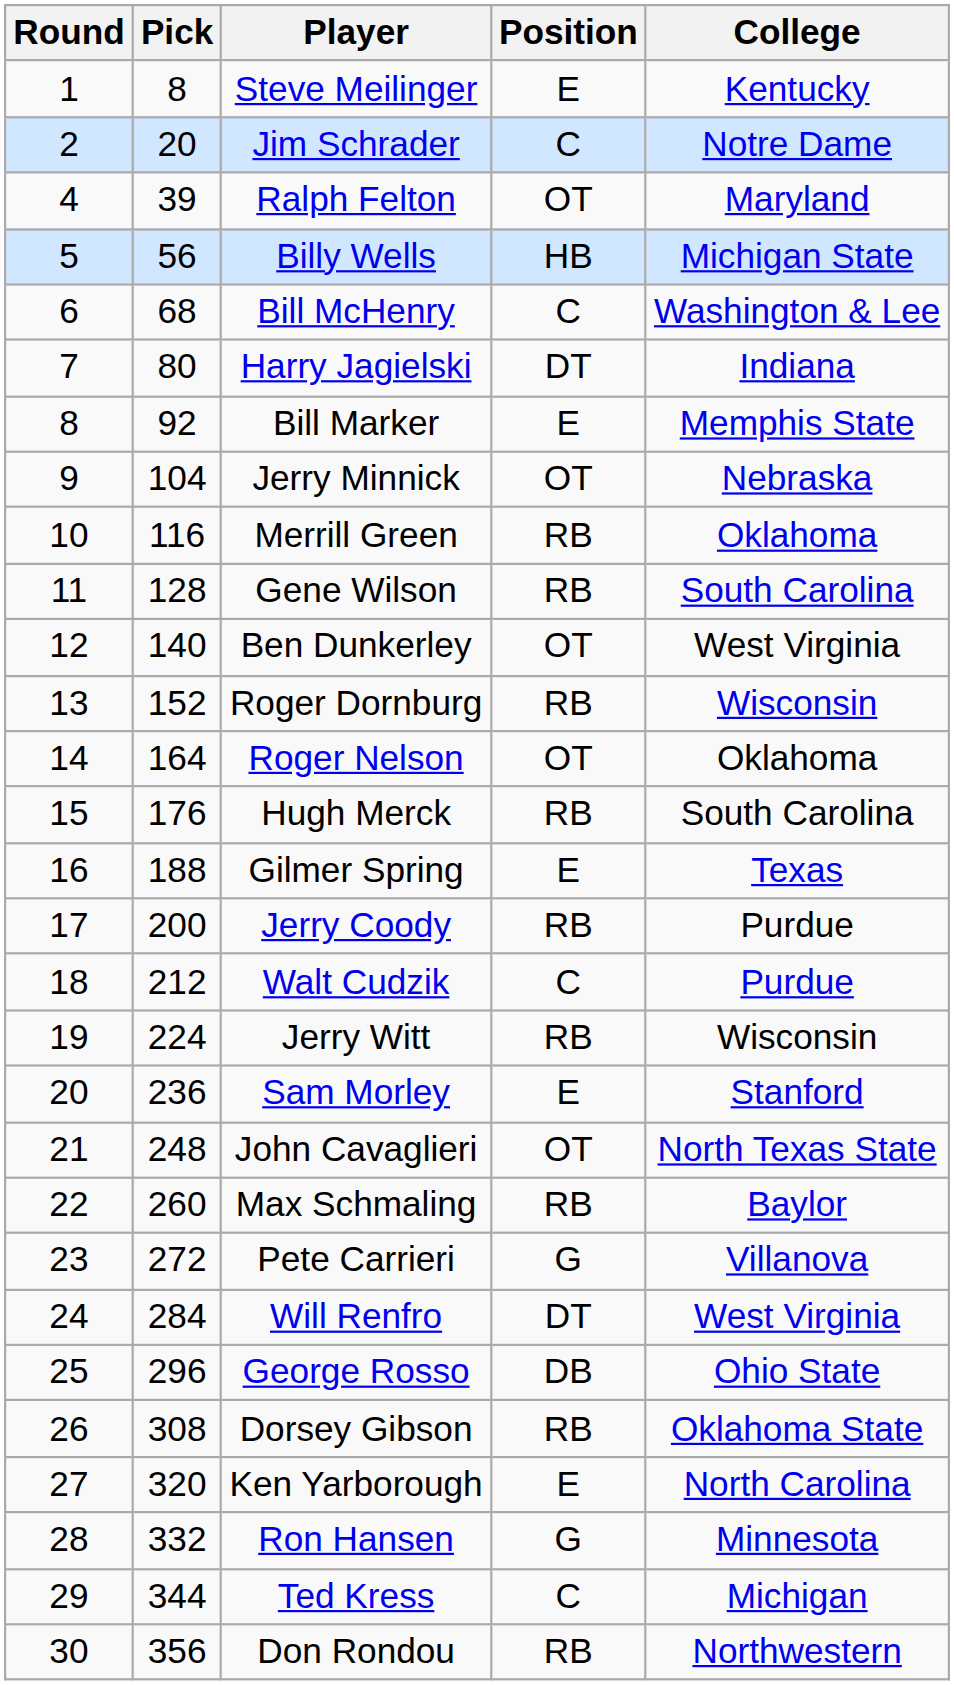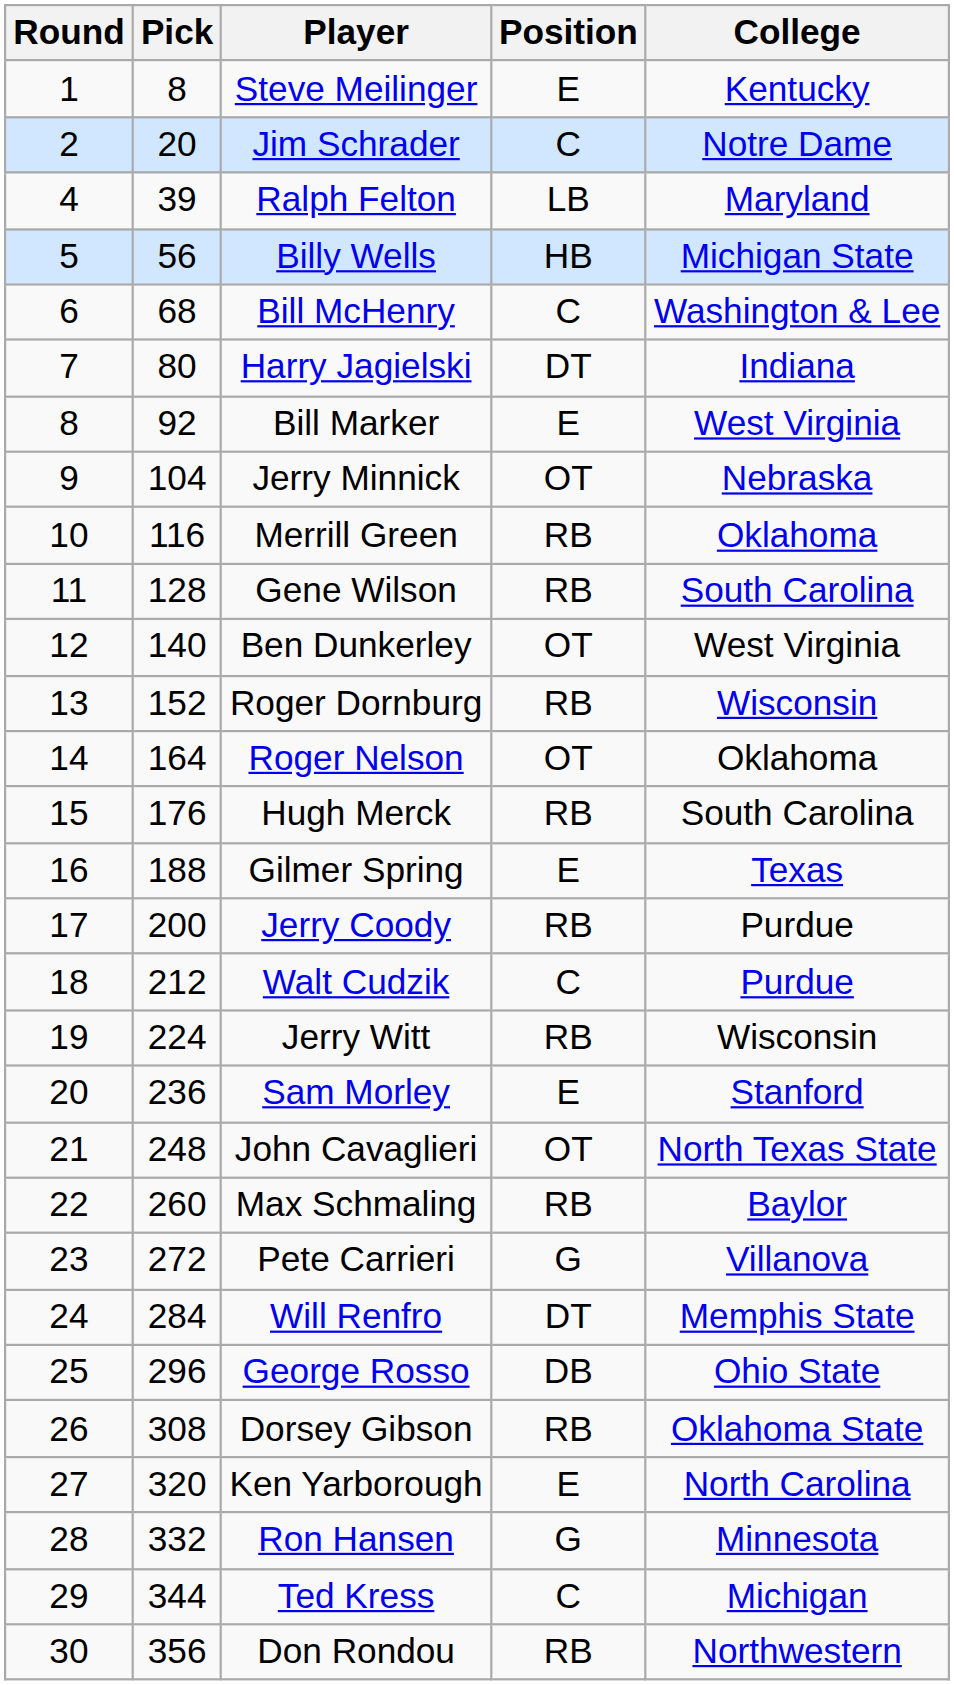(568, 199) OT -> (568, 199) LB
(797, 423) Memphis State -> (797, 423) West Virginia
(797, 1316) West Virginia -> (797, 1316) Memphis State
